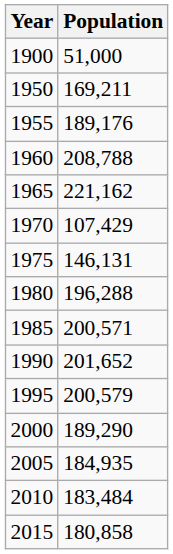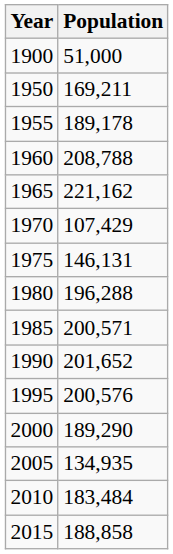(98, 123) 189,176 -> (98, 123) 189,178
(98, 395) 200,579 -> (98, 395) 200,576
(98, 463) 184,935 -> (98, 463) 134,935
(98, 531) 180,858 -> (98, 531) 188,858
